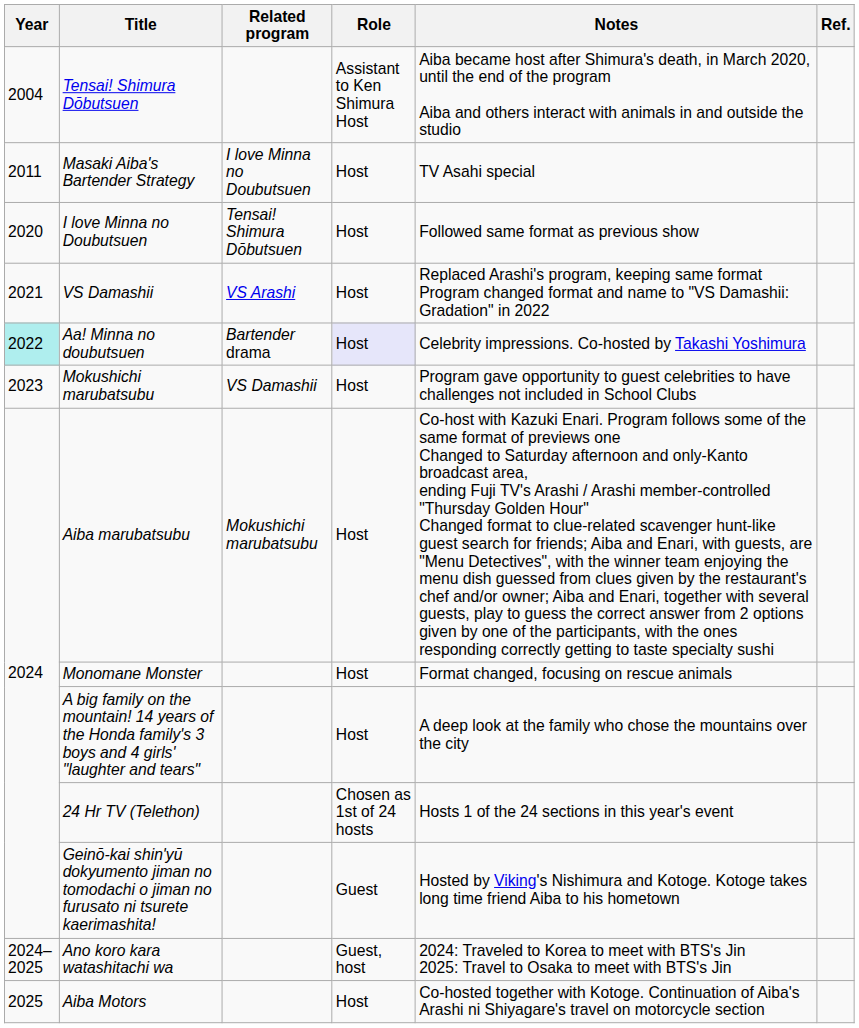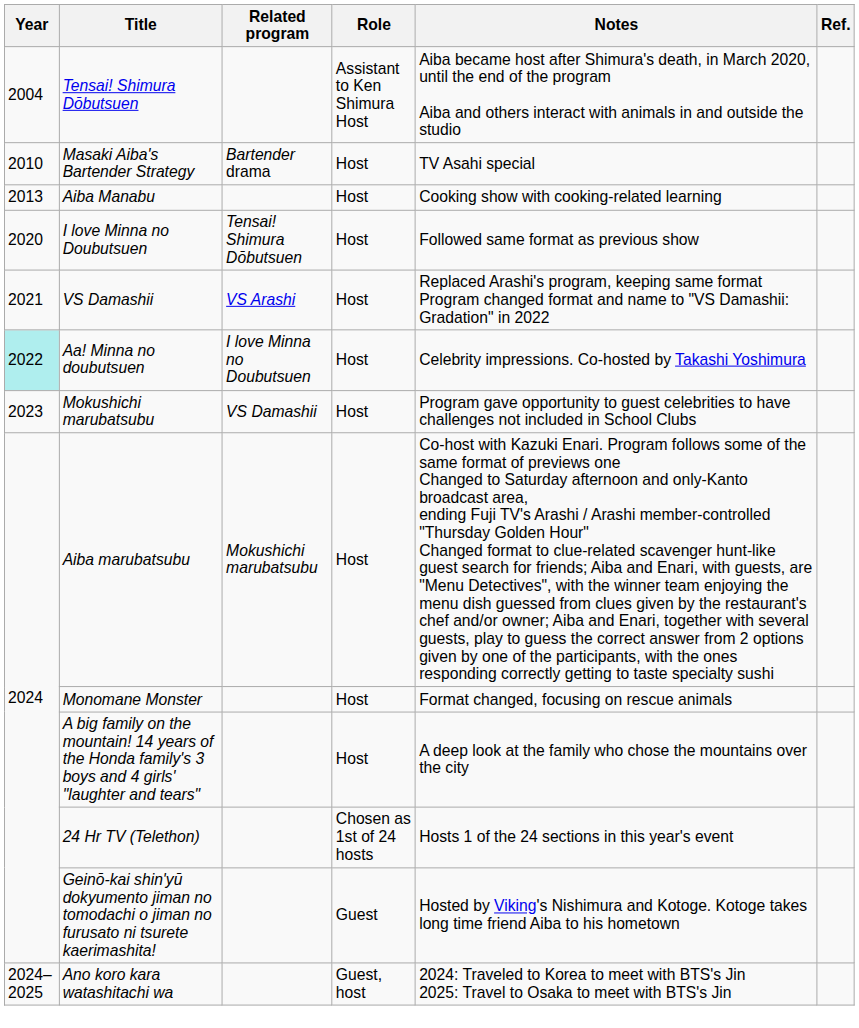(25, 172) 2011 -> (26, 163) 2010
(268, 172) I love Minna no Doubutsuen -> (261, 163) Bartender drama
+ row: (109, 197)
(261, 344) Bartender drama -> (268, 360) I love Minna no Doubutsuen
(352, 344) lavender background -> (352, 360) no background
- row: (104, 1001)
